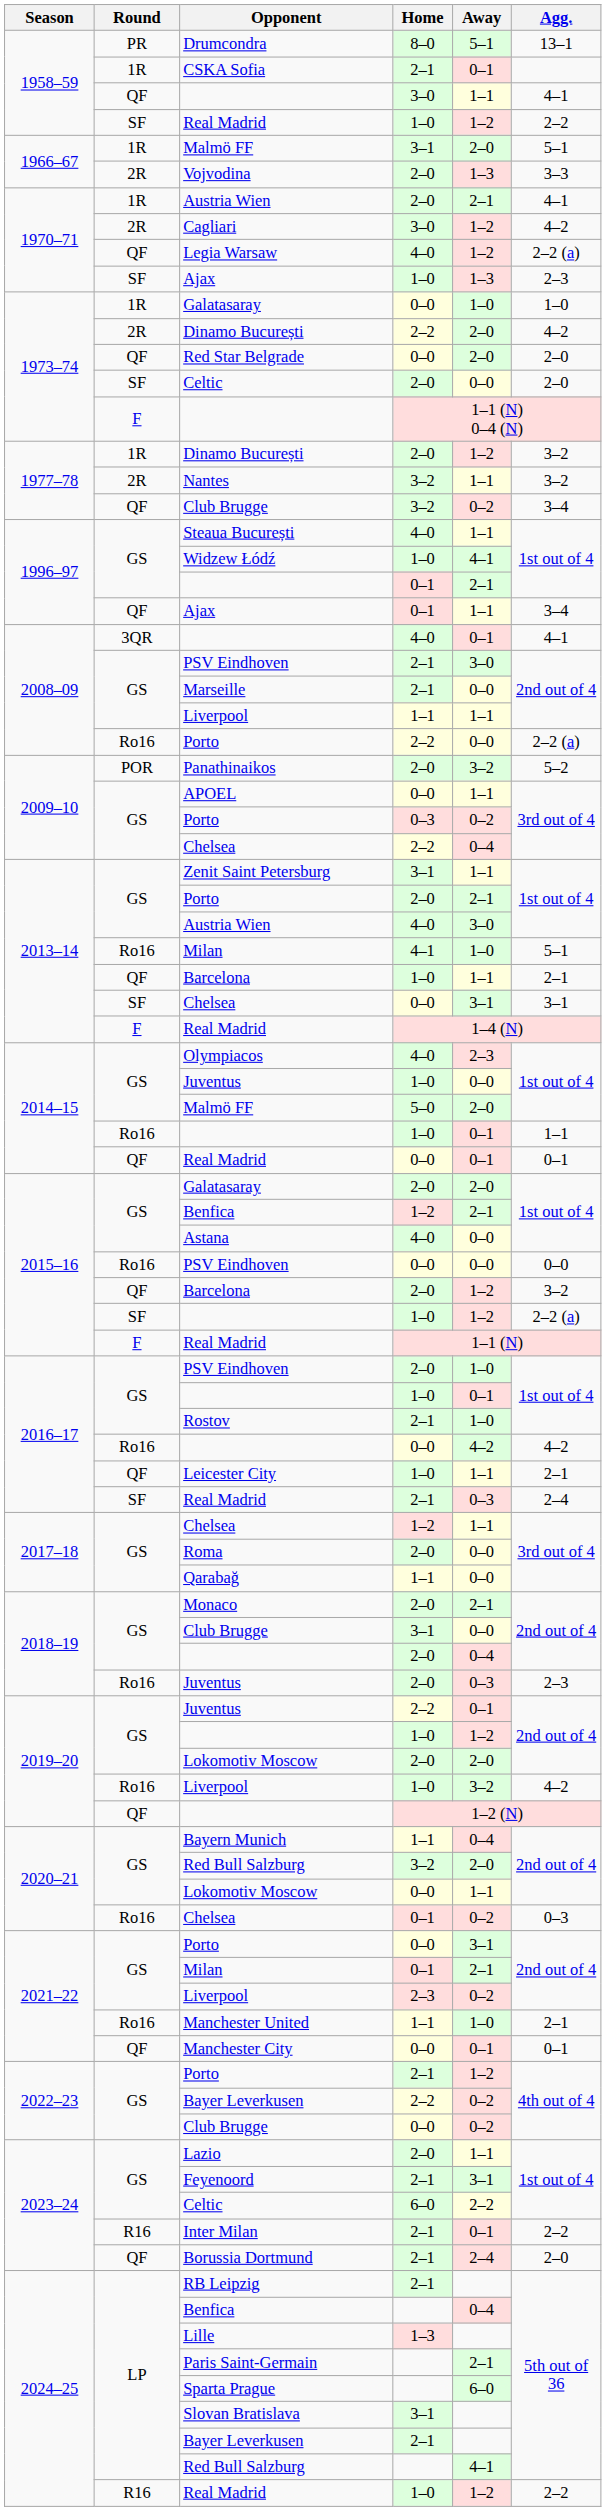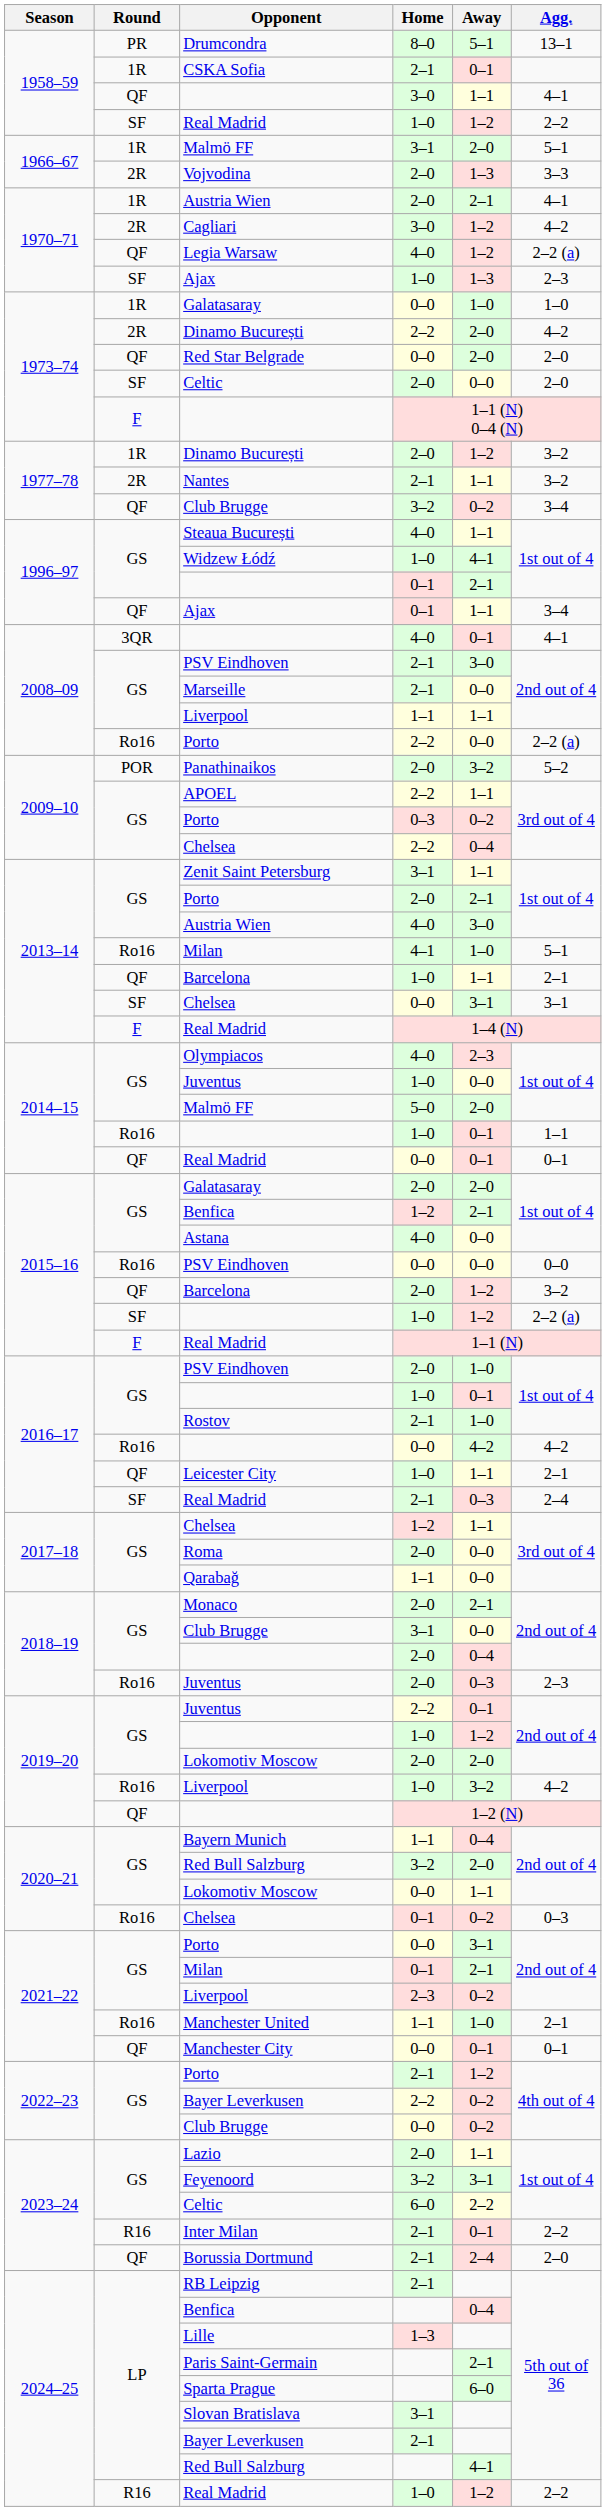(423, 480) 3–2 -> (423, 480) 2–1
(423, 794) 0–0 -> (423, 794) 2–2
(423, 2179) 2–1 -> (423, 2179) 3–2
